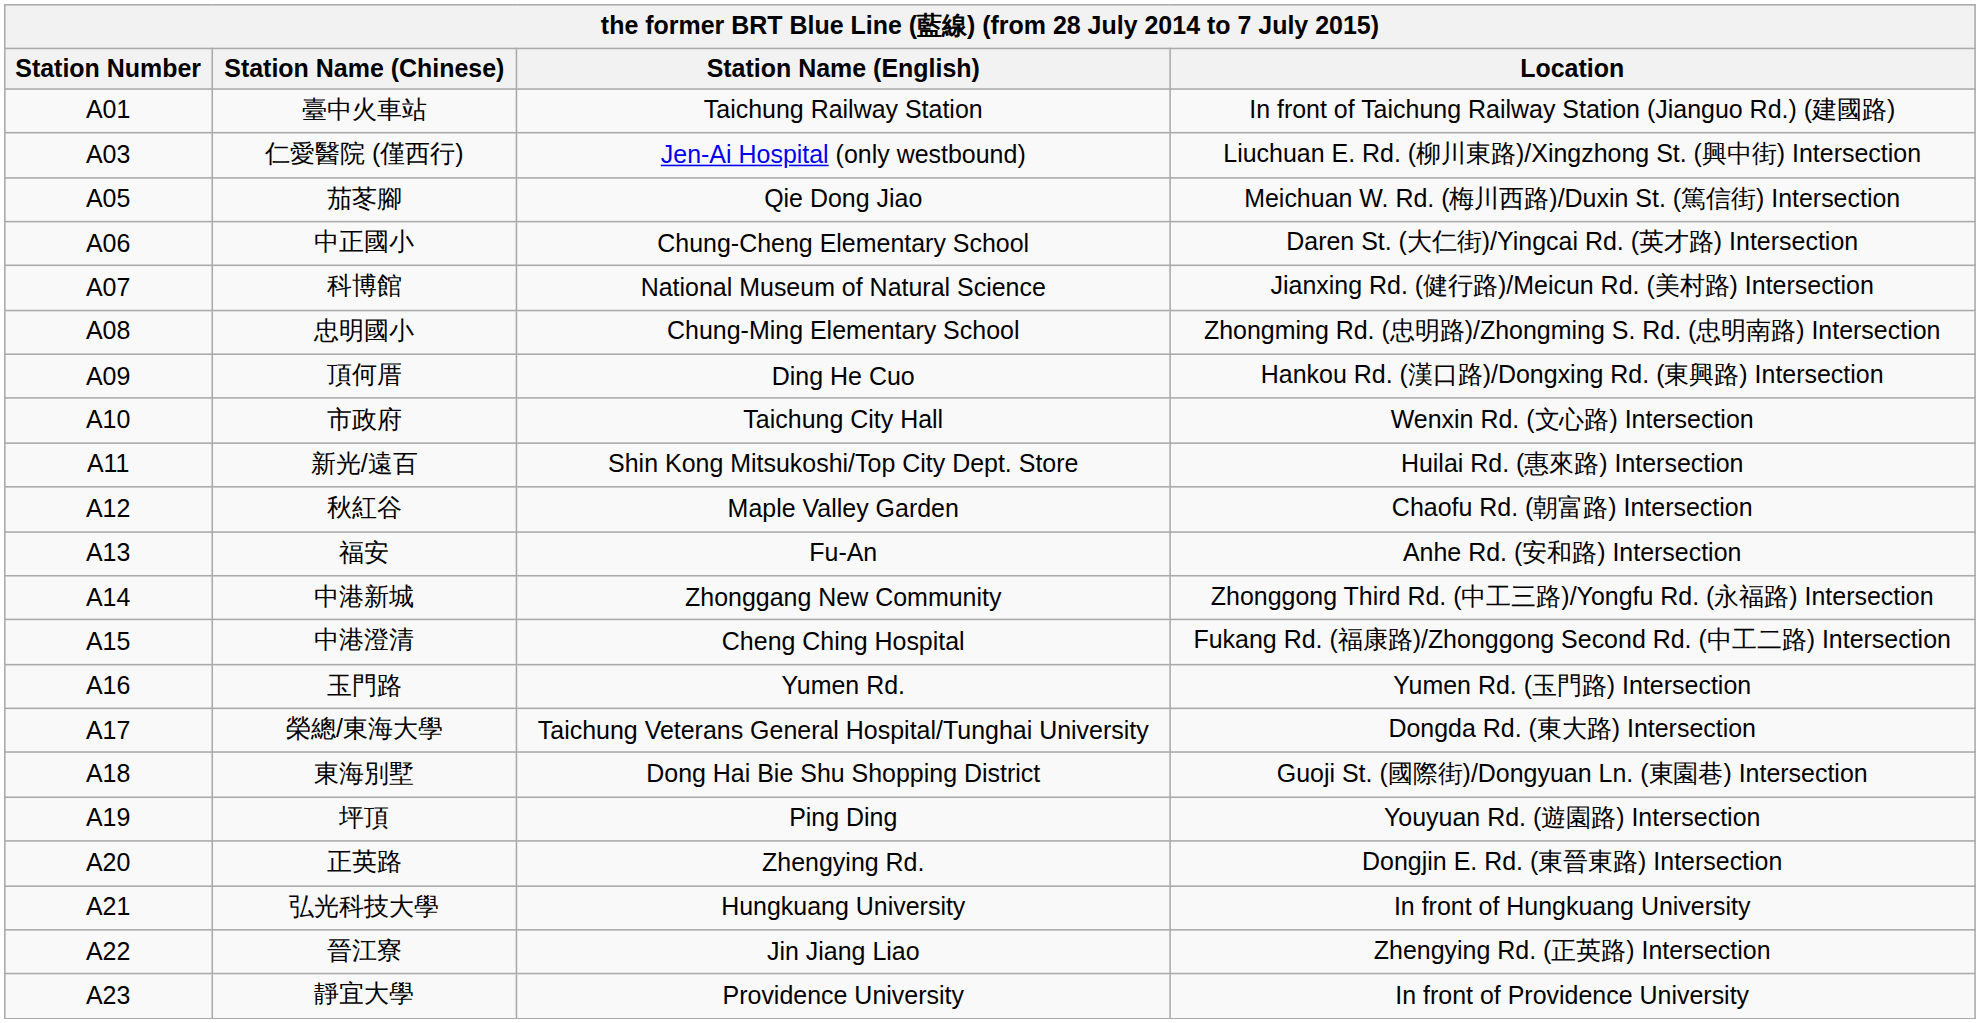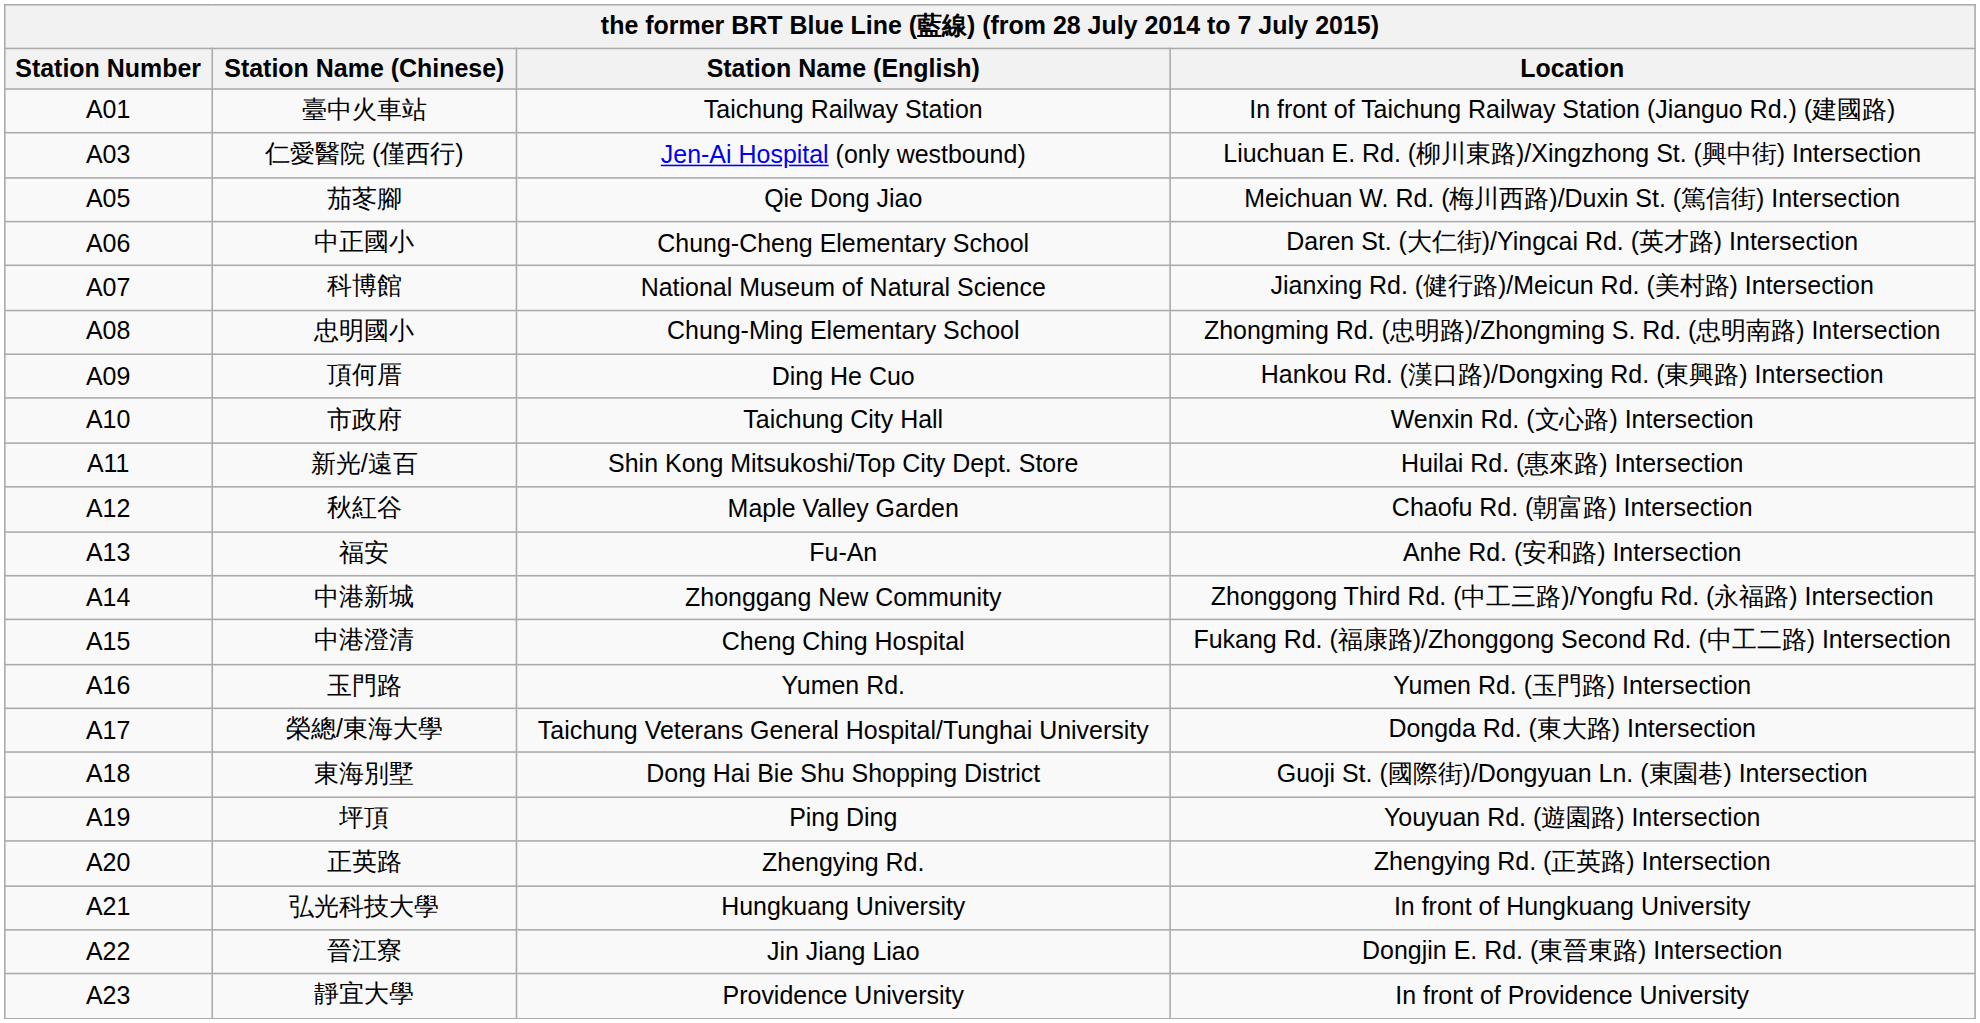(1572, 862) Dongjin E. Rd. (東晉東路) Intersection -> (1572, 862) Zhengying Rd. (正英路) Intersection
(1572, 950) Zhengying Rd. (正英路) Intersection -> (1572, 950) Dongjin E. Rd. (東晉東路) Intersection
